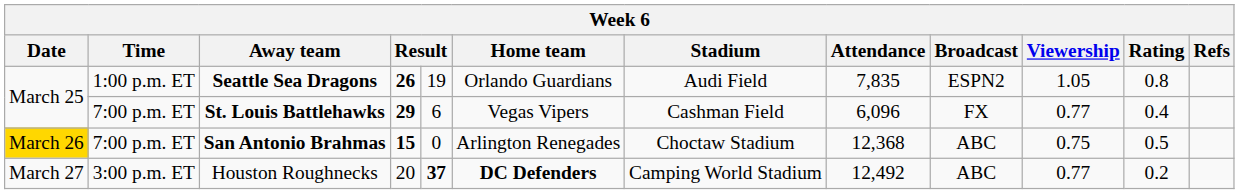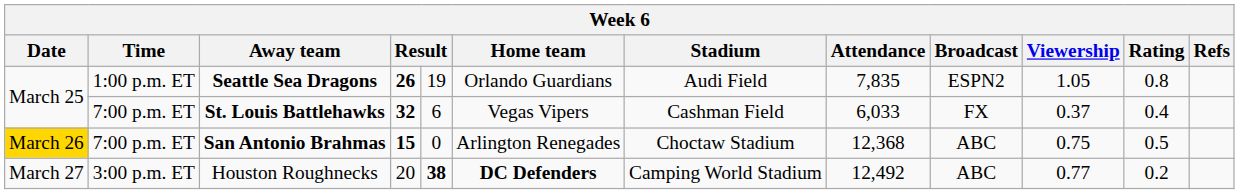(406, 111) 29 -> (406, 111) 32
(878, 111) 6,096 -> (878, 111) 6,033
(1073, 111) 0.77 -> (1073, 111) 0.37
(436, 173) 37 -> (436, 173) 38
